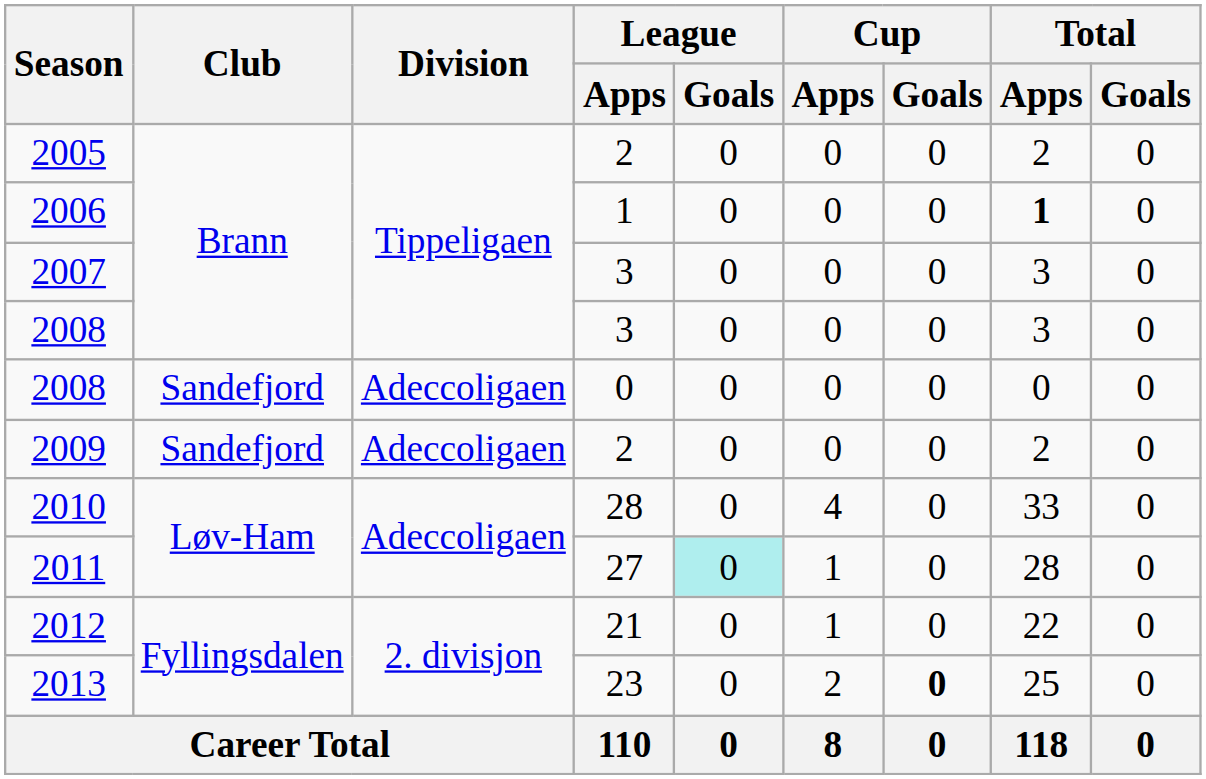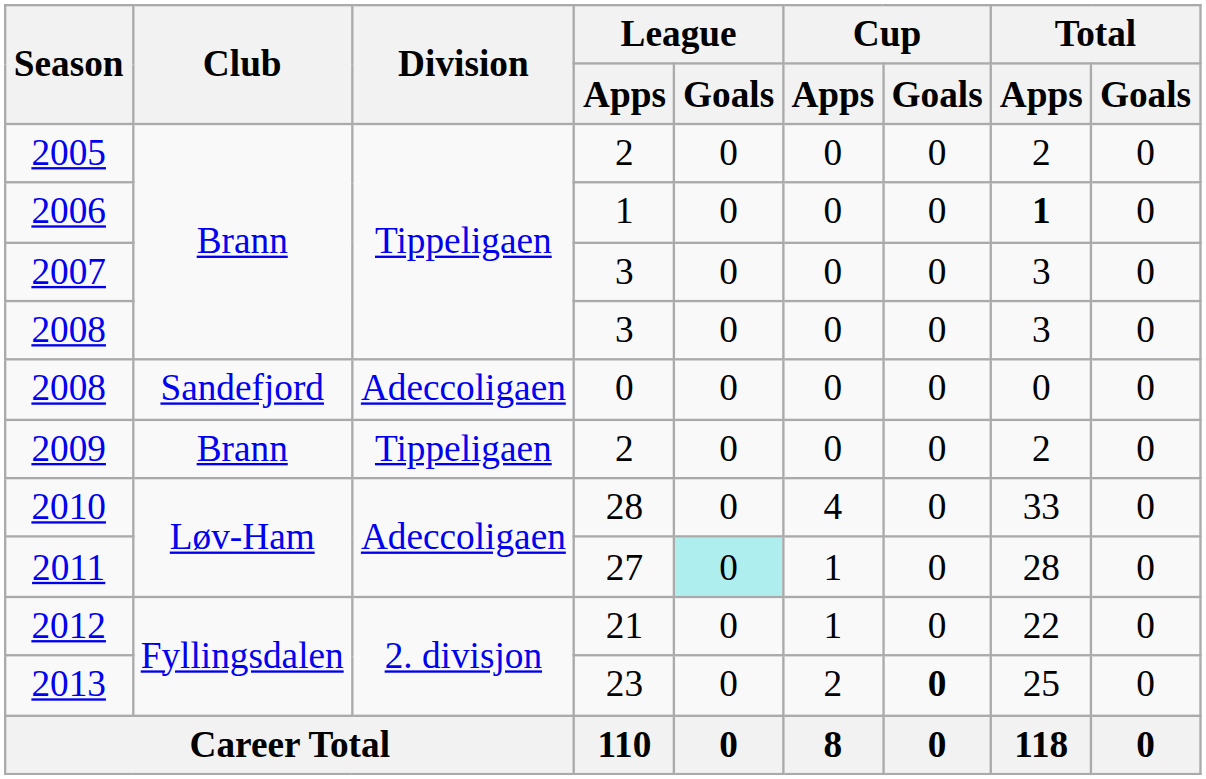(242, 447) Sandefjord -> (242, 447) Brann
(463, 447) Adeccoligaen -> (463, 447) Tippeligaen
